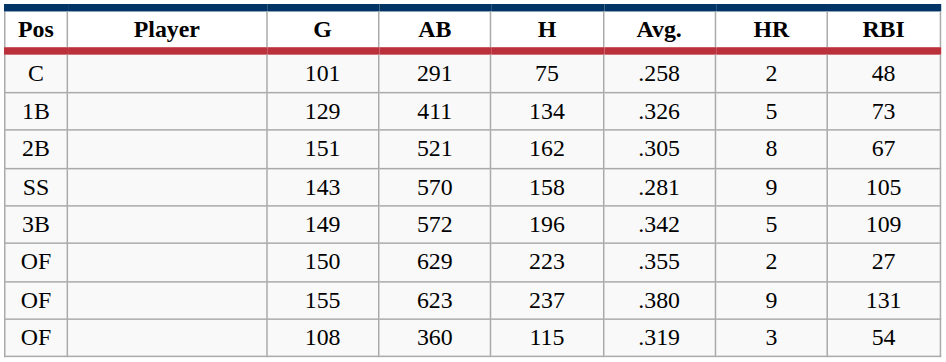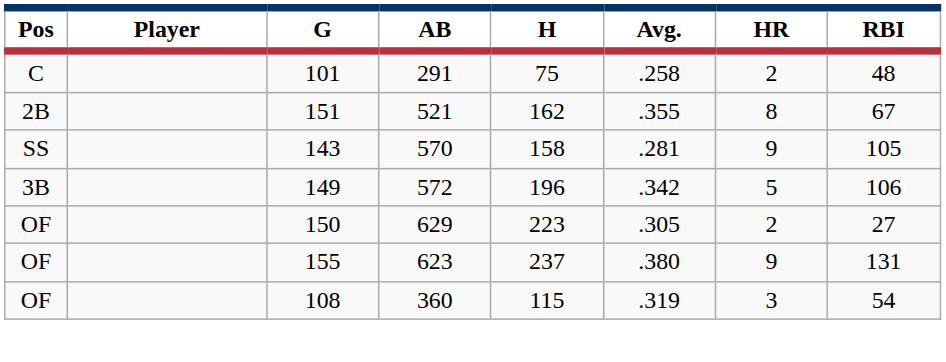- row: (323, 110)
(659, 148) .305 -> (659, 110) .355
(884, 224) 109 -> (884, 186) 106
(659, 262) .355 -> (659, 224) .305
